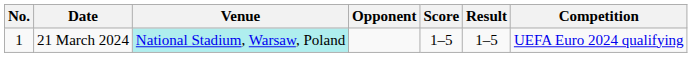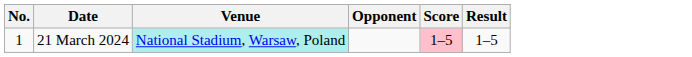- column: (599, 16)
(441, 40) no background -> (441, 40) pink background
